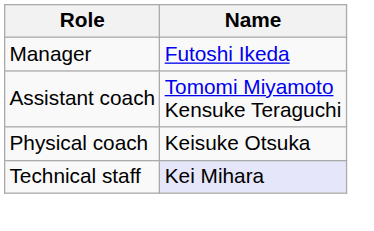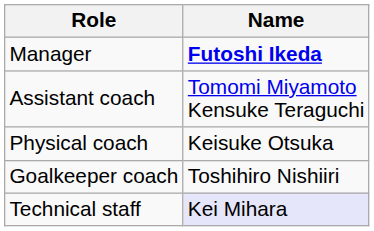(227, 53) normal -> (255, 53) bold
+ row: (94, 176)
